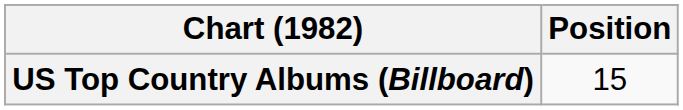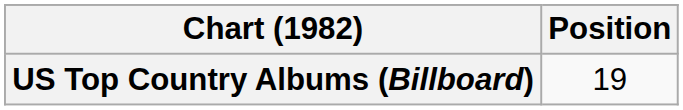(610, 78) 15 -> (610, 78) 19
